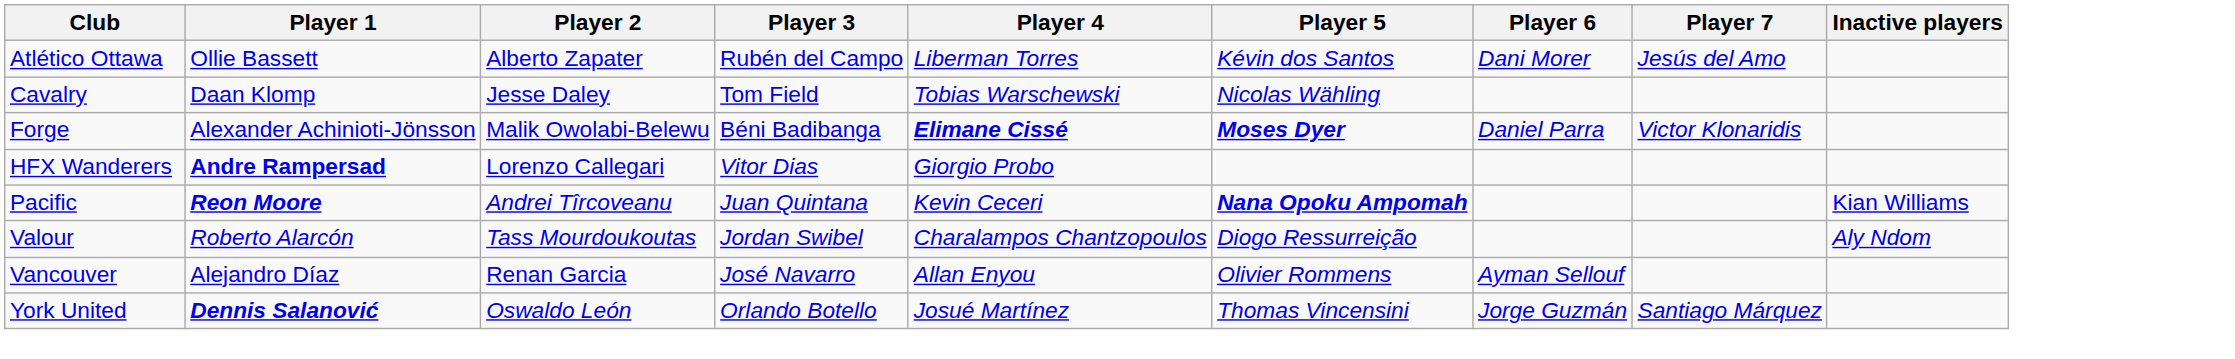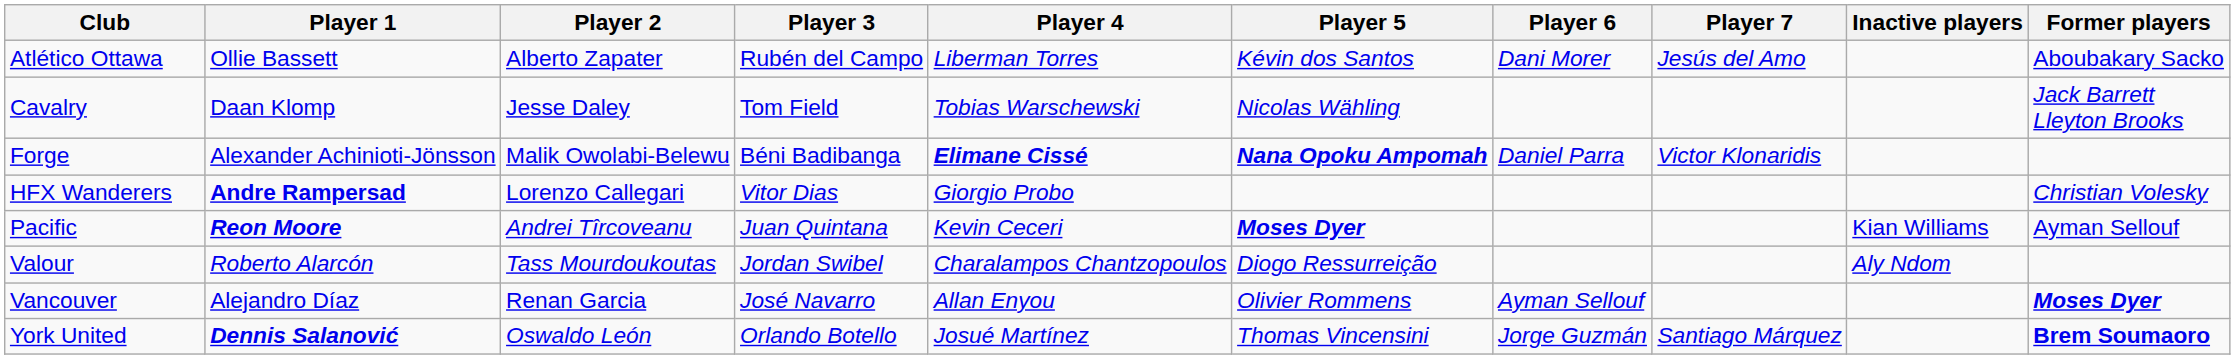+ column: (2129, 22)
(1281, 130) Moses Dyer -> (1362, 156) Nana Opoku Ampomah
(1342, 202) Nana Opoku Ampomah -> (1301, 228) Moses Dyer
